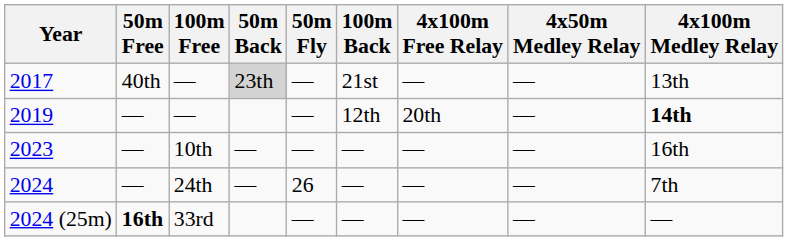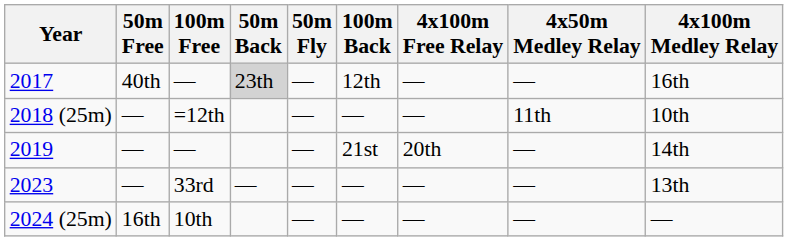(360, 80) 21st -> (361, 80) 12th
(670, 80) 13th -> (670, 80) 16th
+ row: (61, 115)
(361, 115) 12th -> (360, 149) 21st
(671, 115) bold -> (670, 149) normal
(193, 149) 10th -> (194, 184) 33rd
(670, 149) 16th -> (670, 184) 13th
- row: (31, 184)
(142, 218) bold -> (141, 218) normal
(194, 218) 33rd -> (193, 218) 10th
